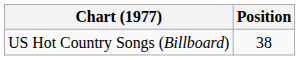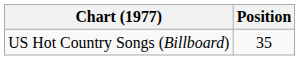(264, 42) 38 -> (264, 42) 35
